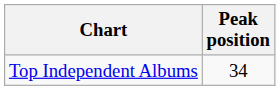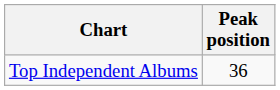(238, 70) 34 -> (238, 70) 36
